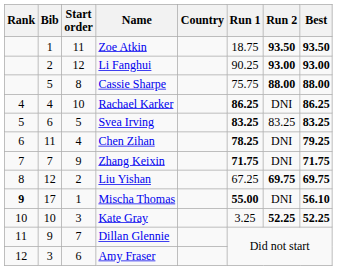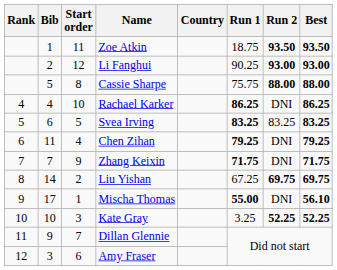(245, 141) 78.25 -> (245, 141) 79.25
(50, 179) 12 -> (50, 179) 14
(21, 198) bold -> (21, 198) normal
